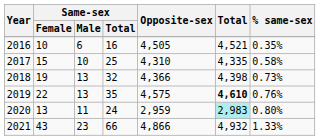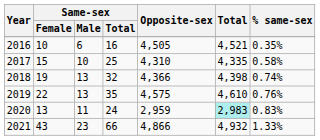(267, 78) 0.73% -> (267, 78) 0.74%
(233, 94) bold -> (233, 94) normal
(267, 110) 0.80% -> (267, 110) 0.83%
